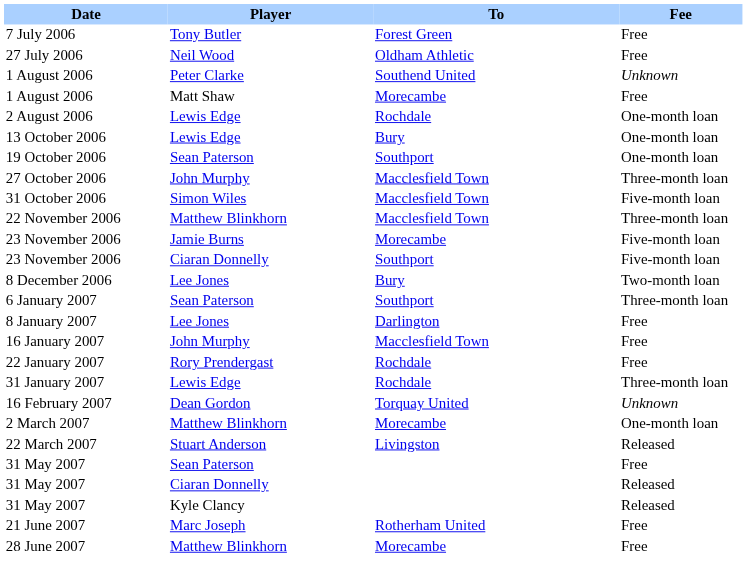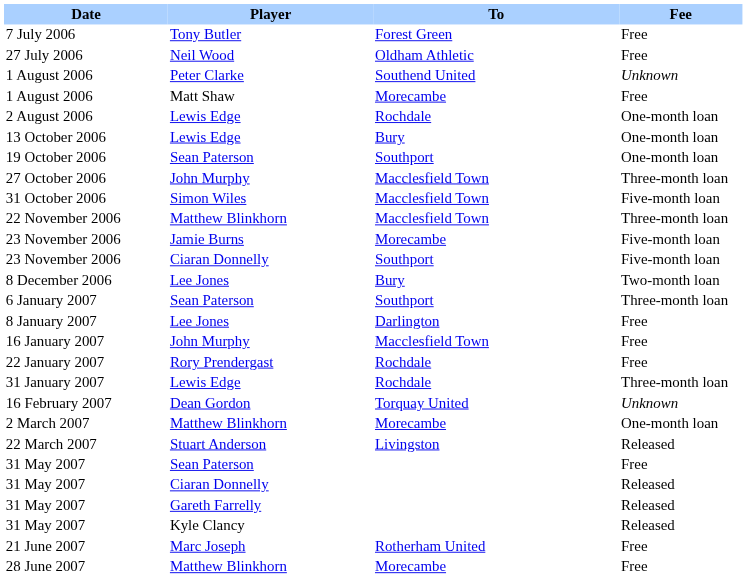+ row: (46, 505)
